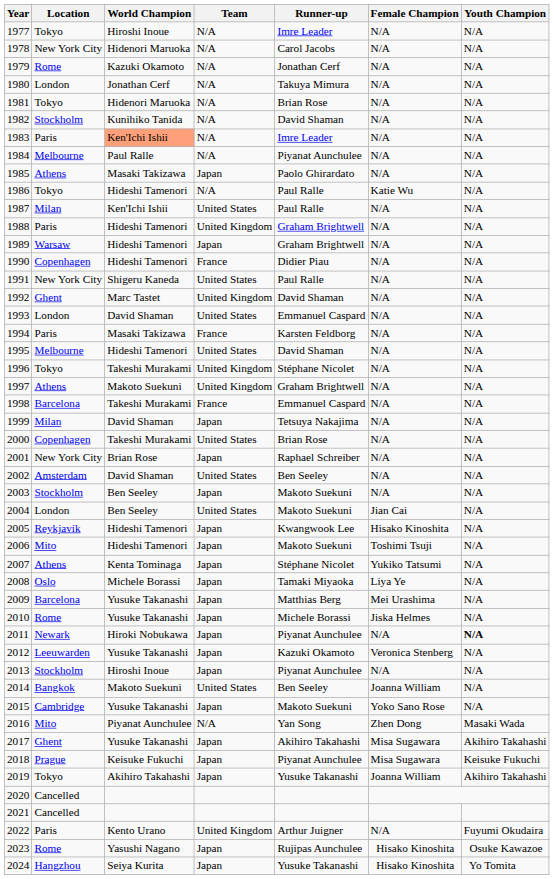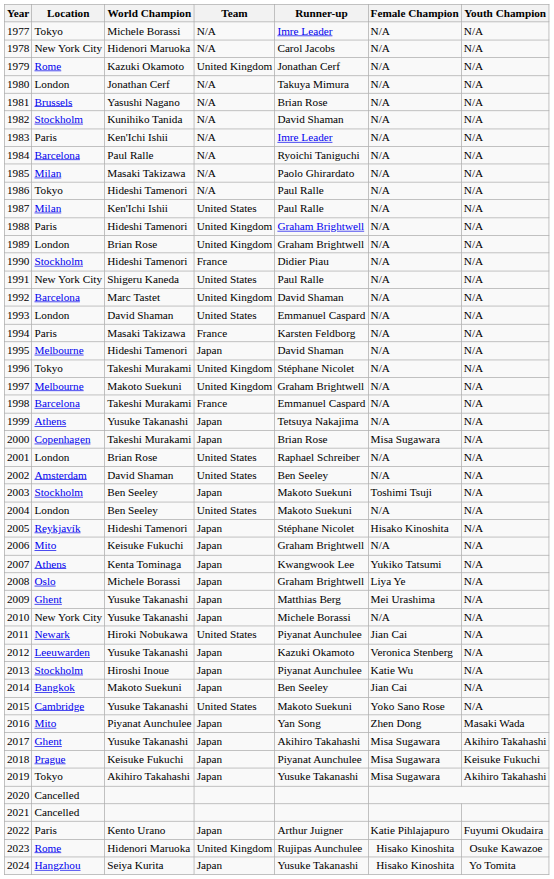(138, 31) Hiroshi Inoue -> (144, 31) Michele Borassi
(206, 66) N/A -> (234, 66) United Kingdom
(49, 102) Tokyo -> (53, 102) Brussels
(149, 102) Hidenori Maruoka -> (143, 102) Yasushi Nagano
(138, 137) lightsalmon background -> (138, 137) no background
(59, 155) Melbourne -> (57, 155) Barcelona
(320, 155) Piyanat Aunchulee -> (319, 155) Ryoichi Taniguchi
(50, 173) Athens -> (48, 173) Milan
(209, 173) Japan -> (206, 173) N/A
(392, 191) Katie Wu -> (380, 191) N/A
(52, 244) Warsaw -> (52, 244) London
(147, 244) Hideshi Tamenori -> (132, 244) Brian Rose
(209, 244) Japan -> (234, 244) United Kingdom
(62, 262) Copenhagen -> (59, 262) Stockholm
(48, 297) Ghent -> (57, 297) Barcelona
(227, 350) United States -> (209, 350) Japan
(50, 386) Athens -> (59, 386) Melbourne
(48, 421) Milan -> (50, 421) Athens
(140, 421) David Shaman -> (148, 421) Yusuke Takanashi
(227, 439) United States -> (209, 439) Japan
(380, 439) N/A -> (405, 439) Misa Sugawara
(68, 457) New York City -> (52, 457) London
(209, 457) Japan -> (227, 457) United States
(380, 492) N/A -> (401, 492) Toshimi Tsuji
(389, 510) Jian Cai -> (380, 510) N/A
(316, 528) Kwangwook Lee -> (316, 528) Stéphane Nicolet
(147, 546) Hideshi Tamenori -> (145, 546) Keisuke Fukuchi
(315, 546) Makoto Suekuni -> (321, 546) Graham Brightwell
(401, 546) Toshimi Tsuji -> (380, 546) N/A
(316, 564) Stéphane Nicolet -> (316, 564) Kwangwook Lee
(315, 581) Tamaki Miyaoka -> (321, 581) Graham Brightwell
(57, 599) Barcelona -> (48, 599) Ghent
(48, 617) Rome -> (68, 617) New York City
(400, 617) Jiska Helmes -> (380, 617) N/A
(209, 635) Japan -> (227, 635) United States
(380, 635) N/A -> (389, 635) Jian Cai
(473, 635) bold -> (473, 635) normal
(380, 670) N/A -> (392, 670) Katie Wu
(227, 688) United States -> (209, 688) Japan
(406, 688) Joanna William -> (389, 688) Jian Cai
(209, 706) Japan -> (227, 706) United States
(206, 723) N/A -> (209, 723) Japan
(406, 777) Joanna William -> (405, 777) Misa Sugawara
(234, 830) United Kingdom -> (209, 830) Japan
(380, 830) N/A -> (410, 830) Katie Pihlajapuro
(143, 848) Yasushi Nagano -> (149, 848) Hidenori Maruoka
(209, 848) Japan -> (234, 848) United Kingdom
